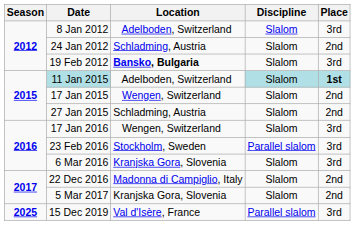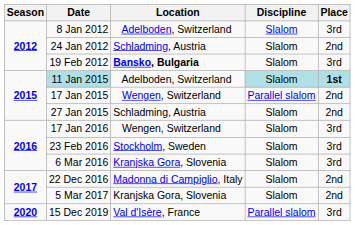(282, 96) Slalom -> (282, 96) Parallel slalom
(282, 146) Parallel slalom -> (282, 146) Slalom
(25, 212) 2025 -> (25, 212) 2020
